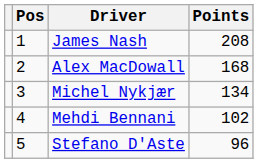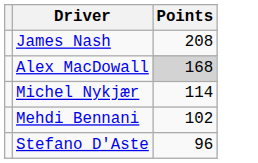- column: (30, 18)
(235, 69) no background -> (199, 69) lightgrey background
(235, 94) 134 -> (199, 94) 114
